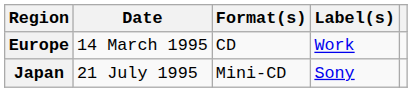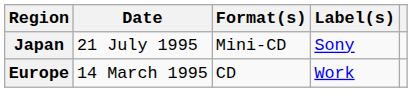rows swapped: (39, 46) <-> (39, 73)
